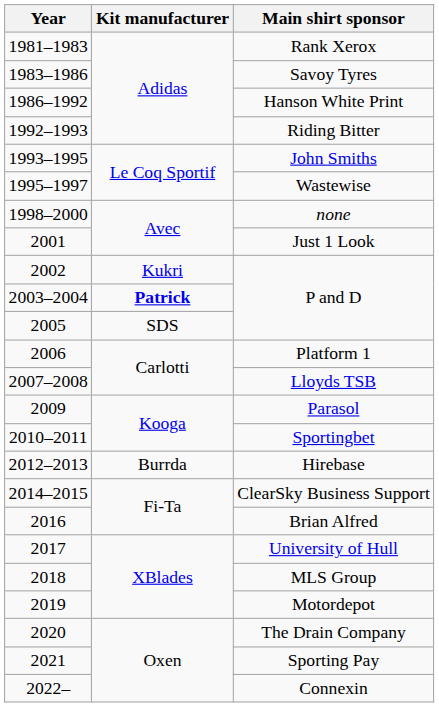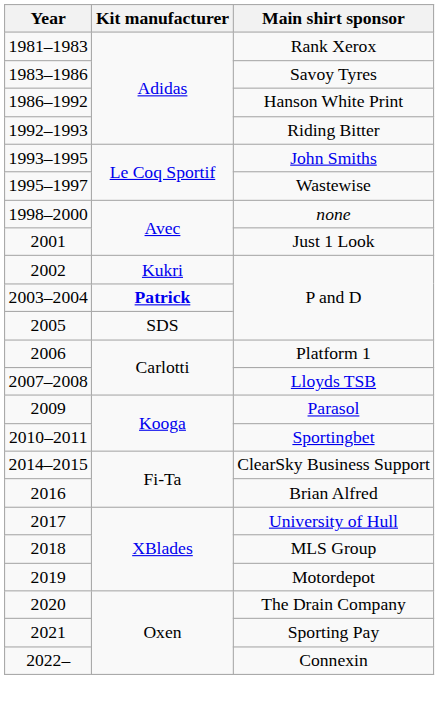- row: (48, 465)
